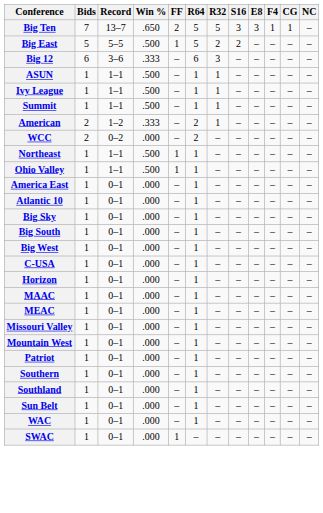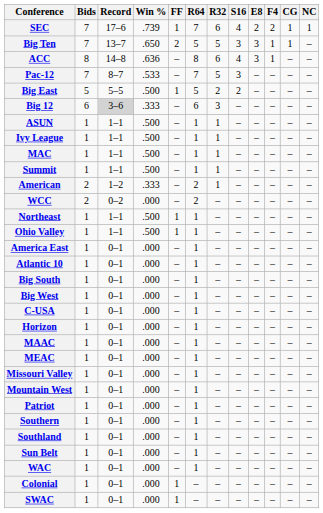+ row: (40, 28)
+ row: (40, 59)
+ row: (40, 75)
(116, 59) no background -> (116, 106) lightgrey background
+ row: (40, 153)
- row: (40, 216)
+ row: (40, 484)
